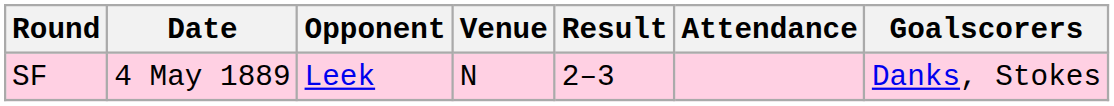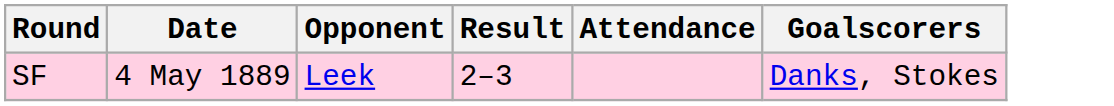- column: (504, 29)
